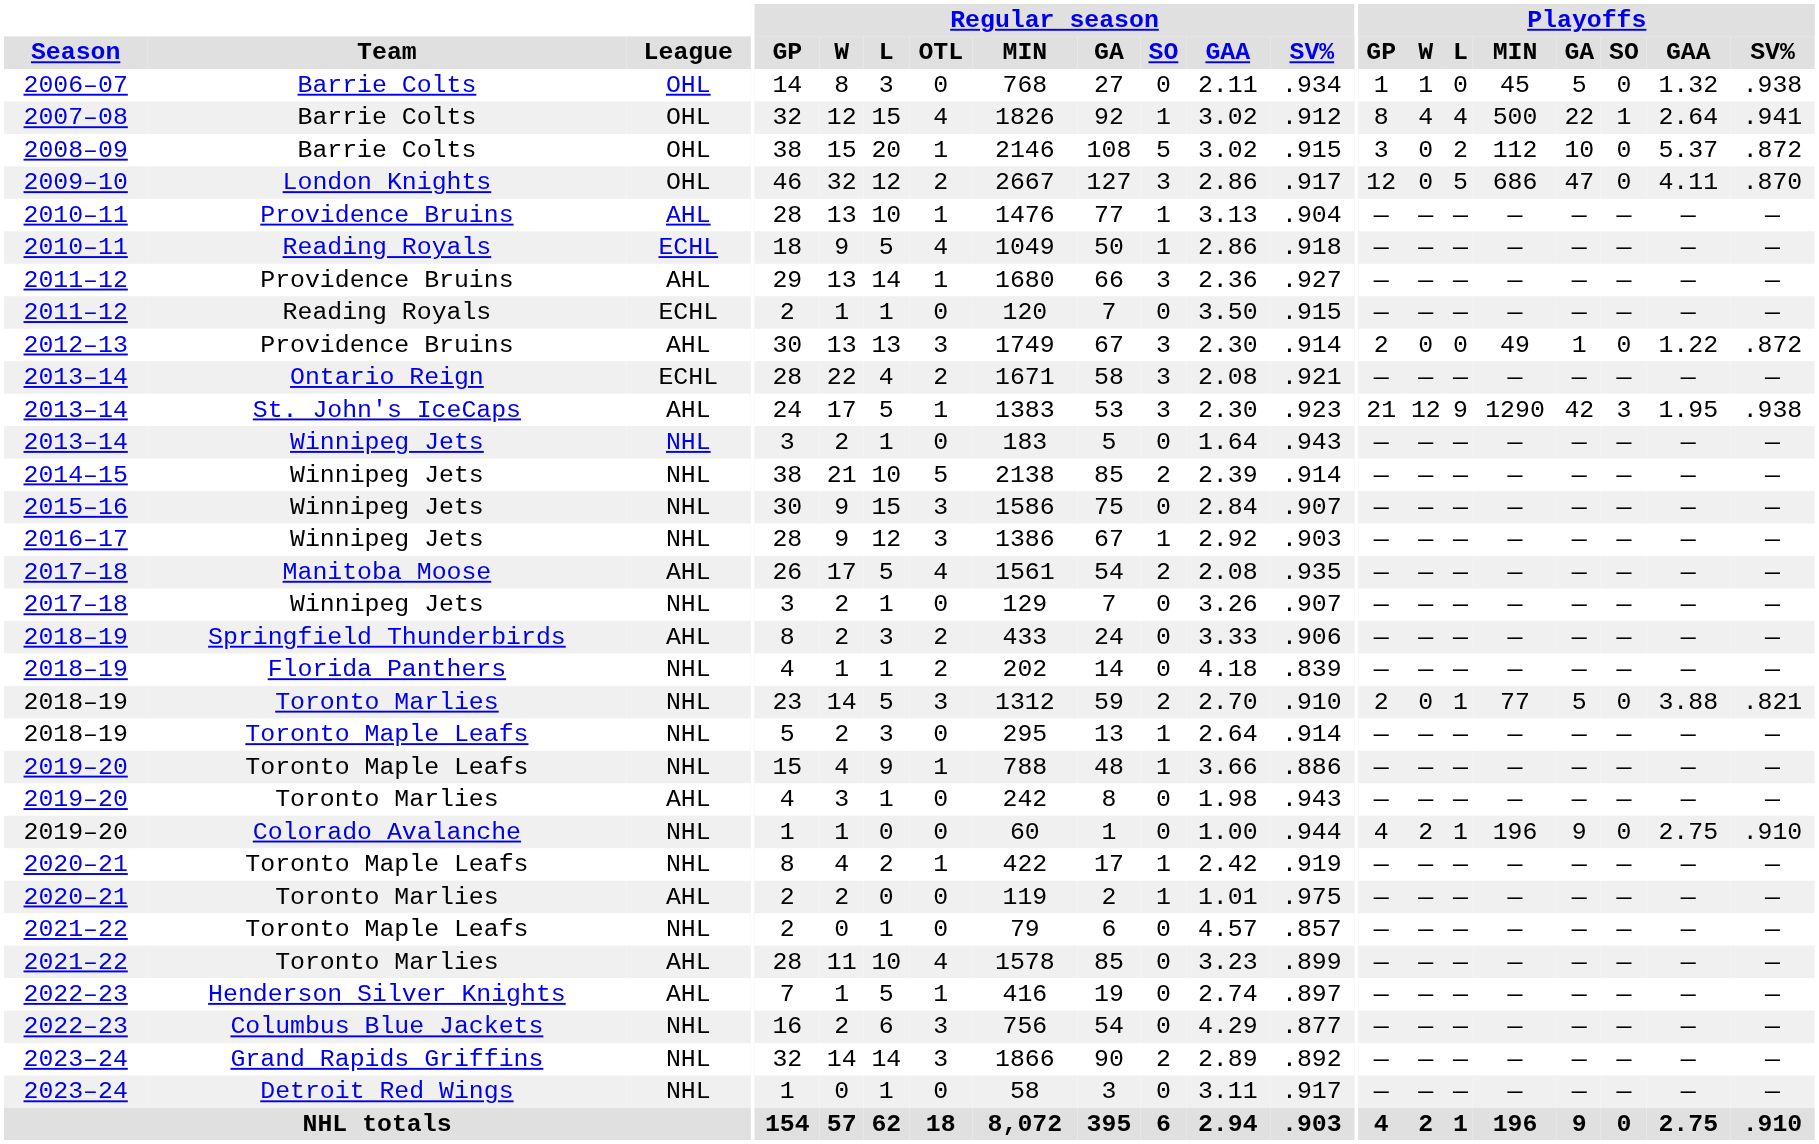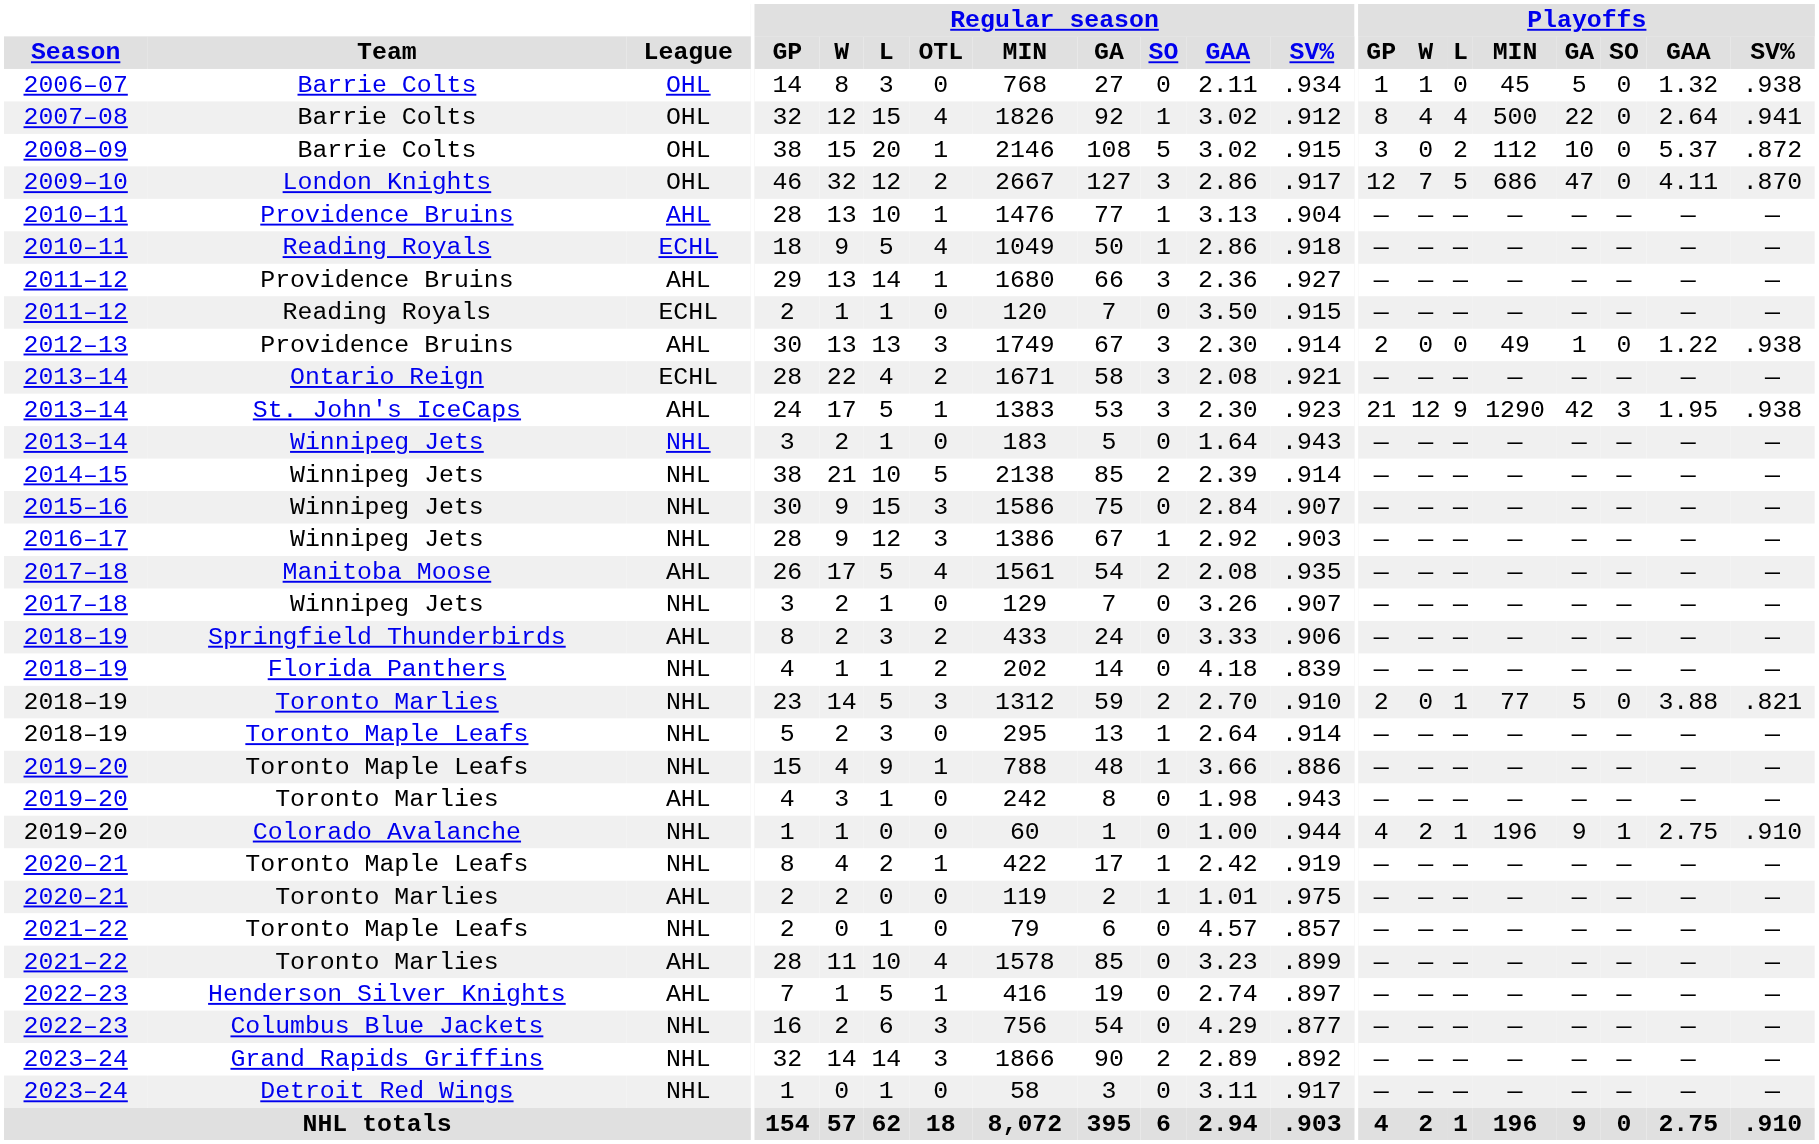(1624, 118) 1 -> (1624, 118) 0
(1426, 183) 0 -> (1426, 183) 7
(1772, 345) .872 -> (1772, 345) .938
(1624, 832) 0 -> (1624, 832) 1
